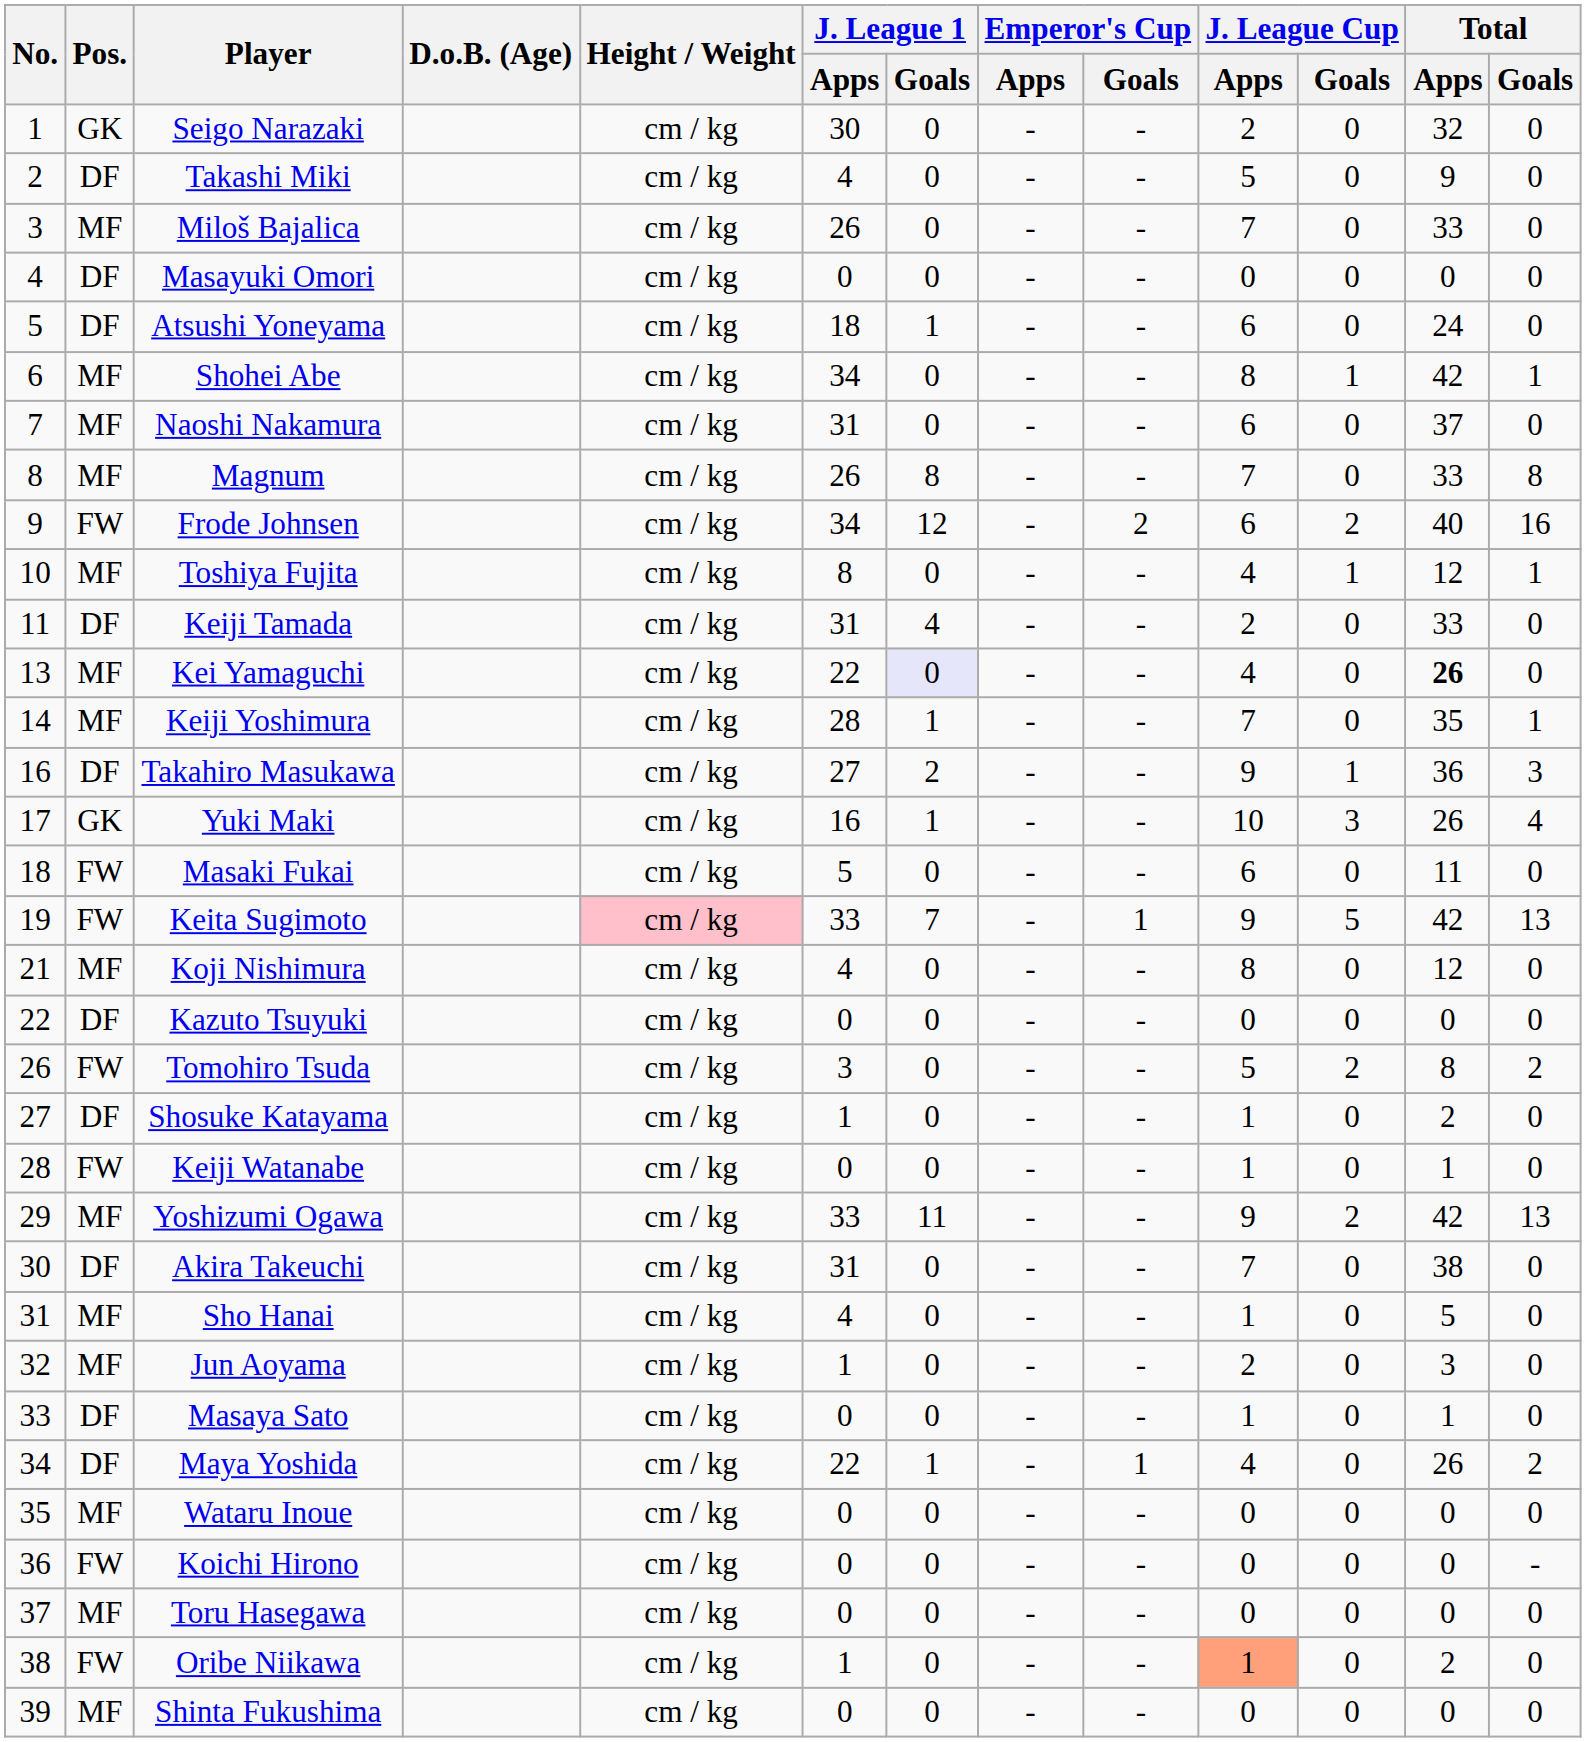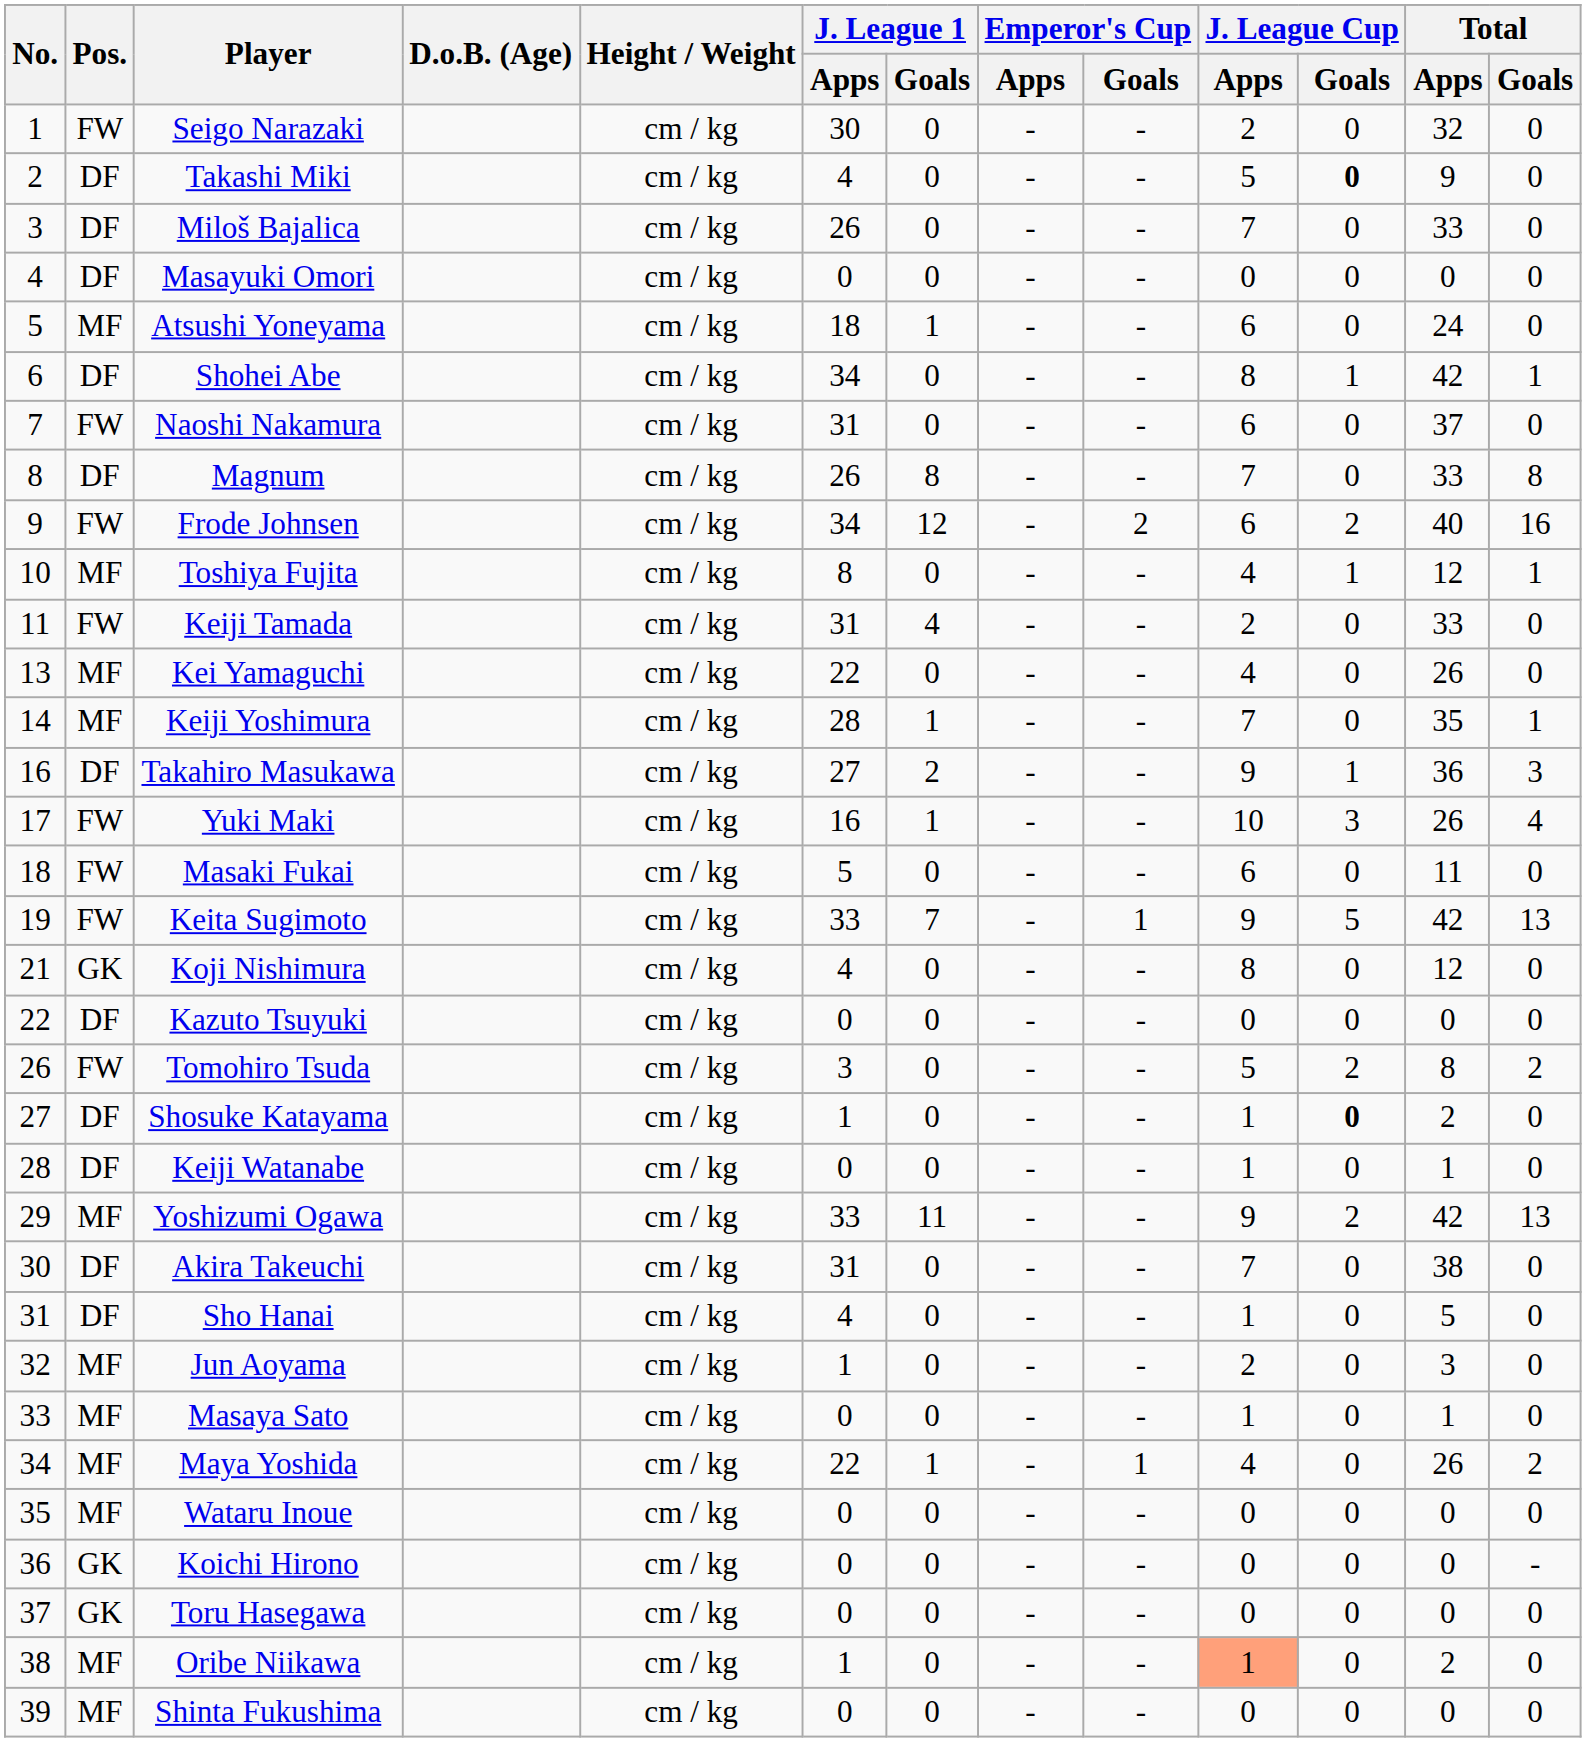(100, 128) GK -> (100, 128) FW
(1352, 177) normal -> (1352, 177) bold
(100, 227) MF -> (100, 227) DF
(100, 326) DF -> (100, 326) MF
(100, 375) MF -> (100, 375) DF
(100, 425) MF -> (100, 425) FW
(100, 474) MF -> (100, 474) DF
(100, 623) DF -> (100, 623) FW
(932, 672) lavender background -> (932, 672) no background
(1448, 672) bold -> (1448, 672) normal
(100, 820) GK -> (100, 820) FW
(691, 919) pink background -> (691, 919) no background
(100, 969) MF -> (100, 969) GK
(1352, 1117) normal -> (1352, 1117) bold
(100, 1167) FW -> (100, 1167) DF
(100, 1315) MF -> (100, 1315) DF
(100, 1414) DF -> (100, 1414) MF
(100, 1464) DF -> (100, 1464) MF
(100, 1563) FW -> (100, 1563) GK
(100, 1612) MF -> (100, 1612) GK
(100, 1662) FW -> (100, 1662) MF
